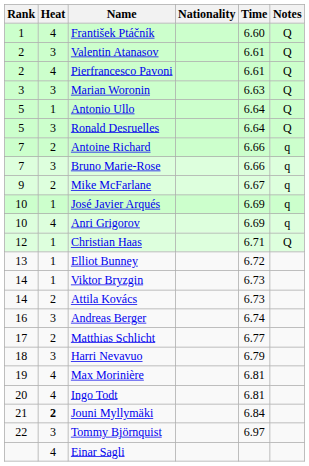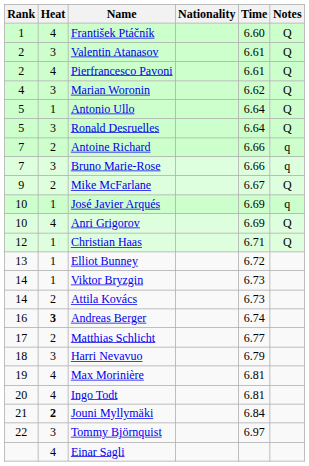(21, 90) 3 -> (21, 90) 4
(254, 90) 6.63 -> (254, 90) 6.62
(287, 185) q -> (287, 185) Q
(287, 223) q -> (287, 223) Q
(53, 318) normal -> (53, 318) bold
